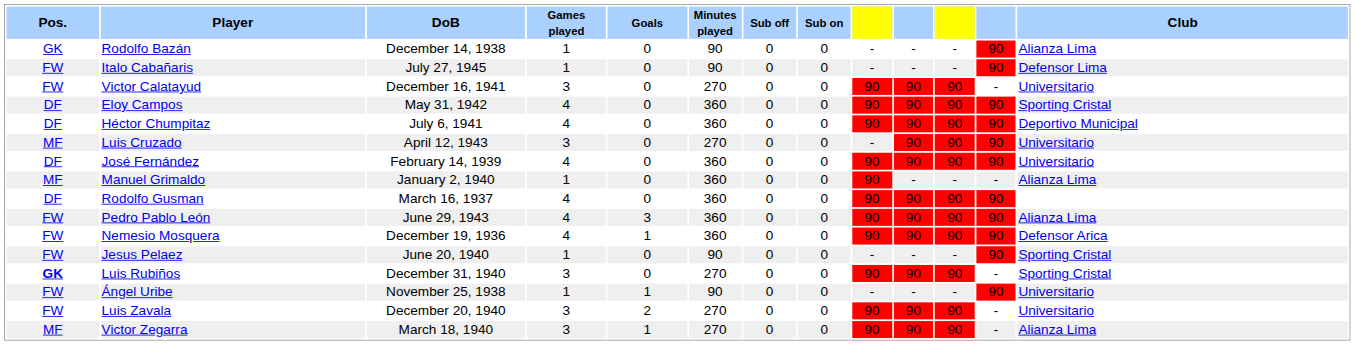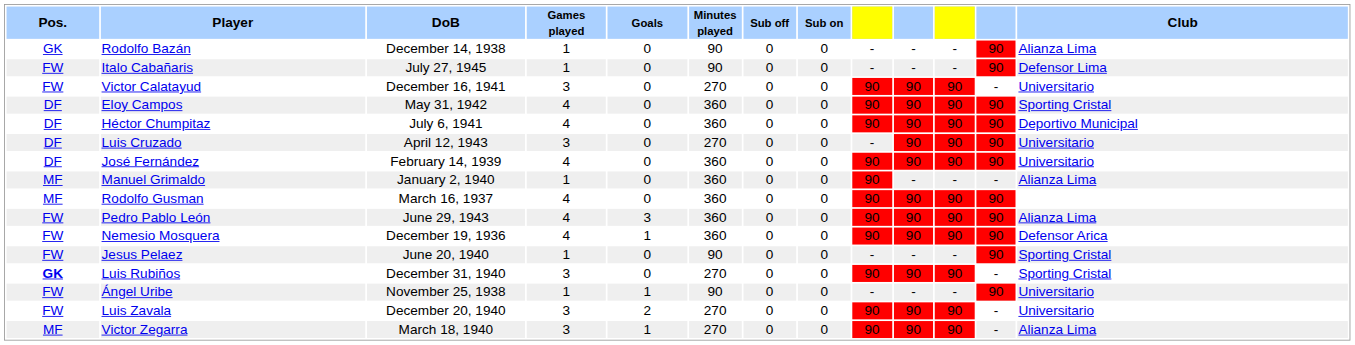(53, 142) MF -> (53, 142) DF
(53, 198) DF -> (53, 198) MF
